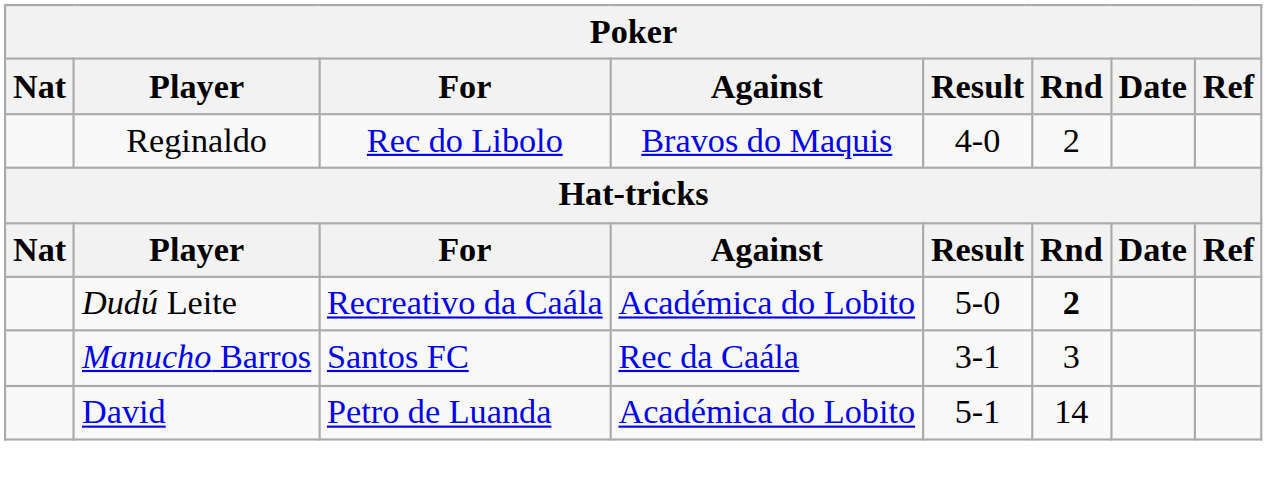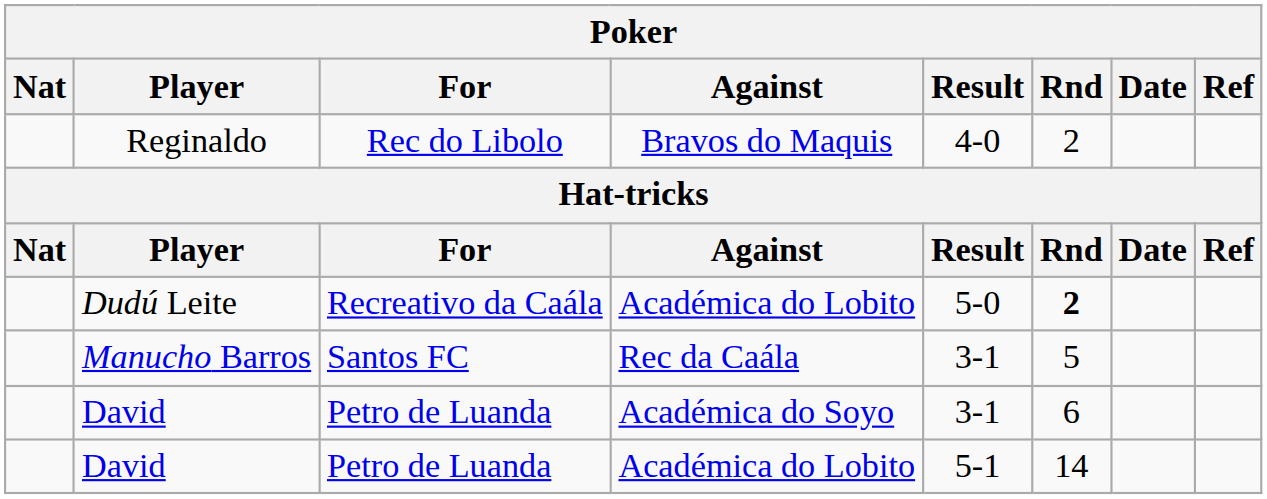(1071, 357) 3 -> (1071, 357) 5
+ row: (124, 411)
